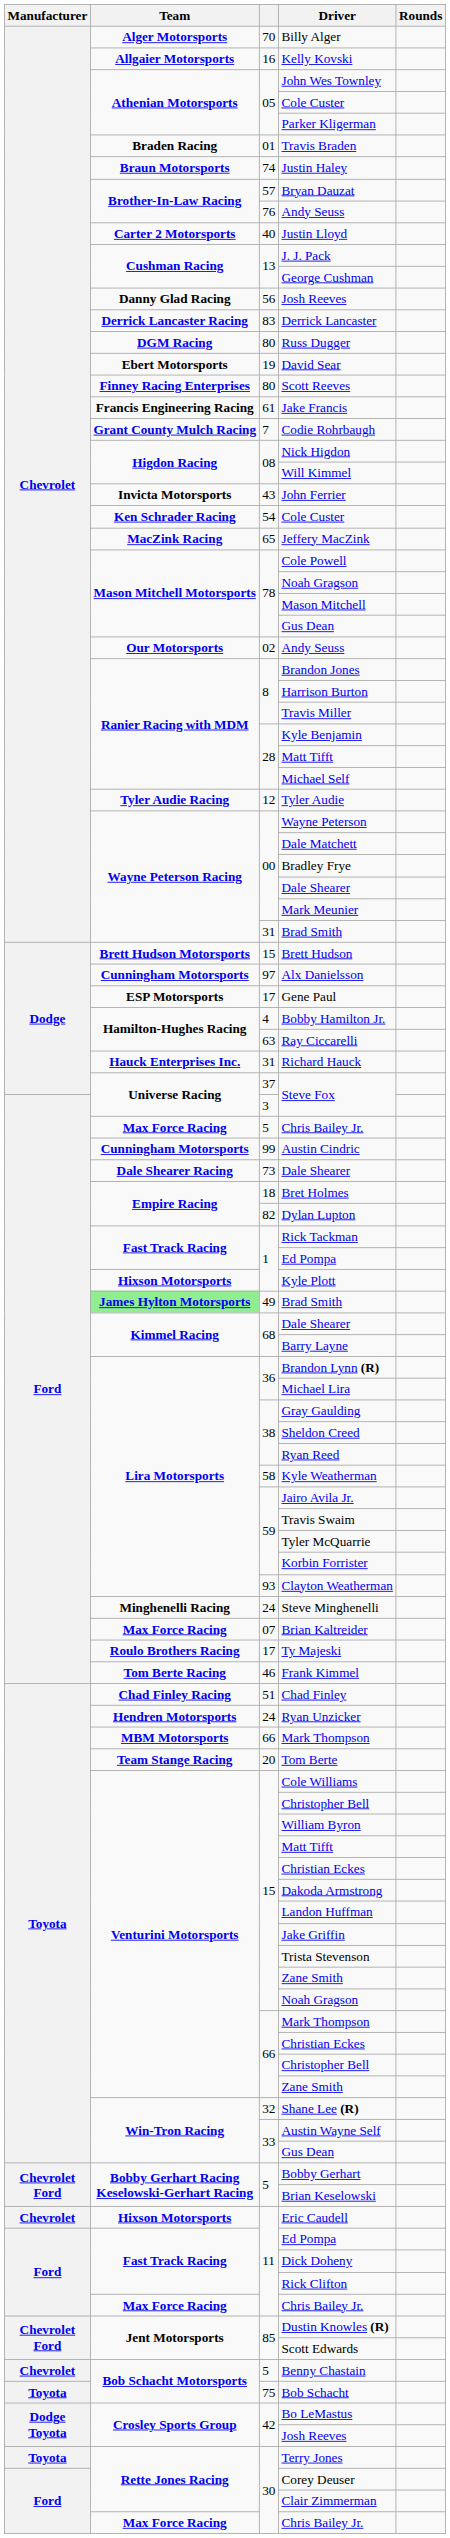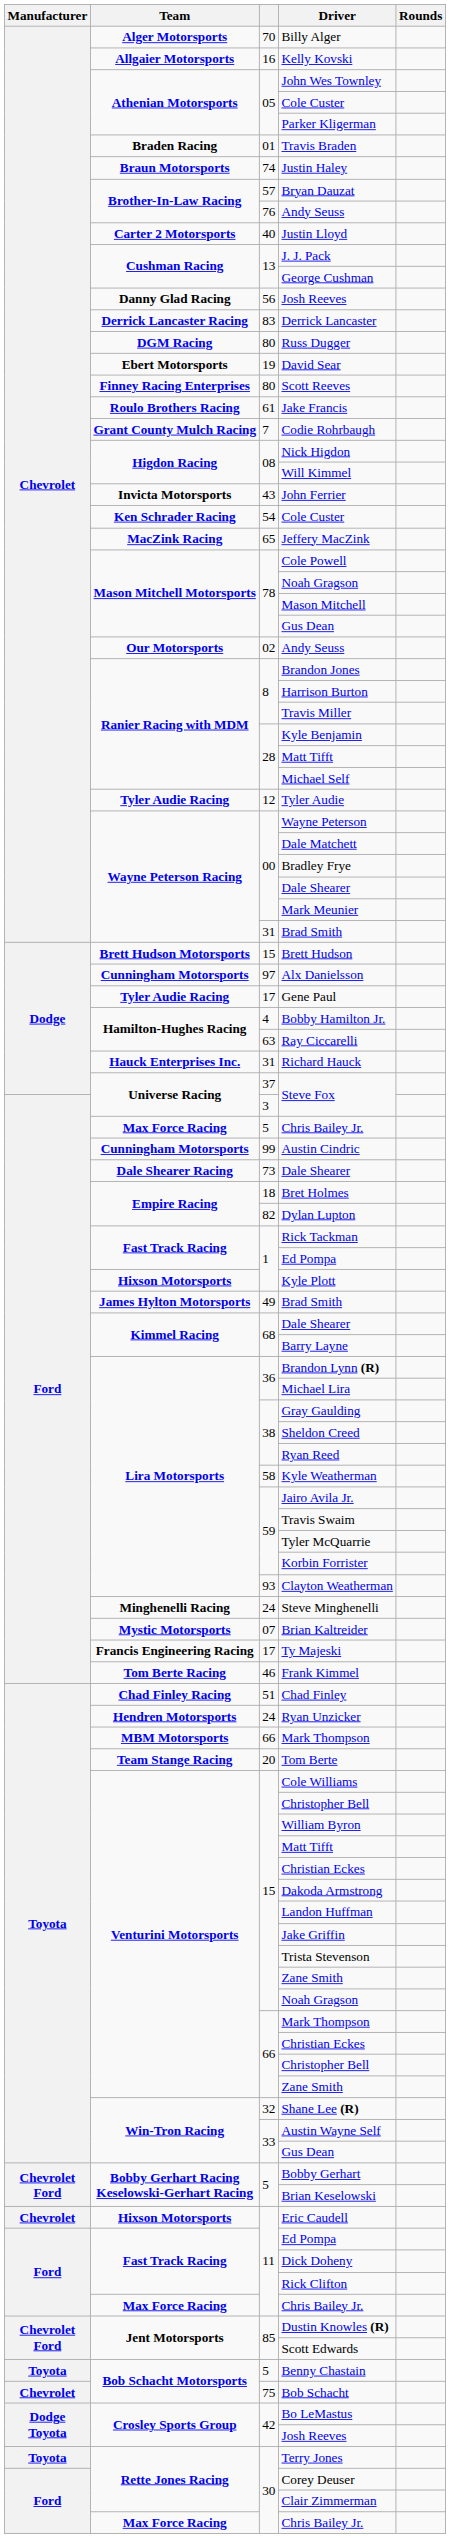(175, 408) Francis Engineering Racing -> (175, 408) Roulo Brothers Racing
(175, 996) ESP Motorsports -> (175, 996) Tyler Audie Racing
(175, 1302) lightgreen background -> (175, 1302) no background
(175, 1629) Max Force Racing -> (175, 1629) Mystic Motorsports
(175, 1650) Roulo Brothers Racing -> (175, 1650) Francis Engineering Racing
(47, 2370) Chevrolet -> (47, 2370) Toyota
(47, 2392) Toyota -> (47, 2392) Chevrolet
